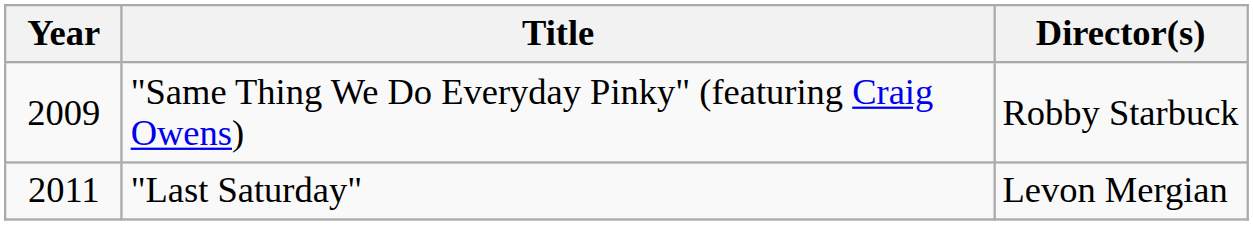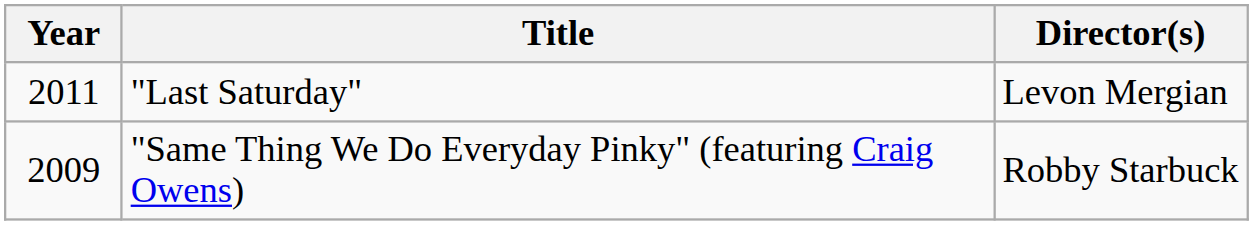rows swapped: (532, 111) <-> (246, 190)
